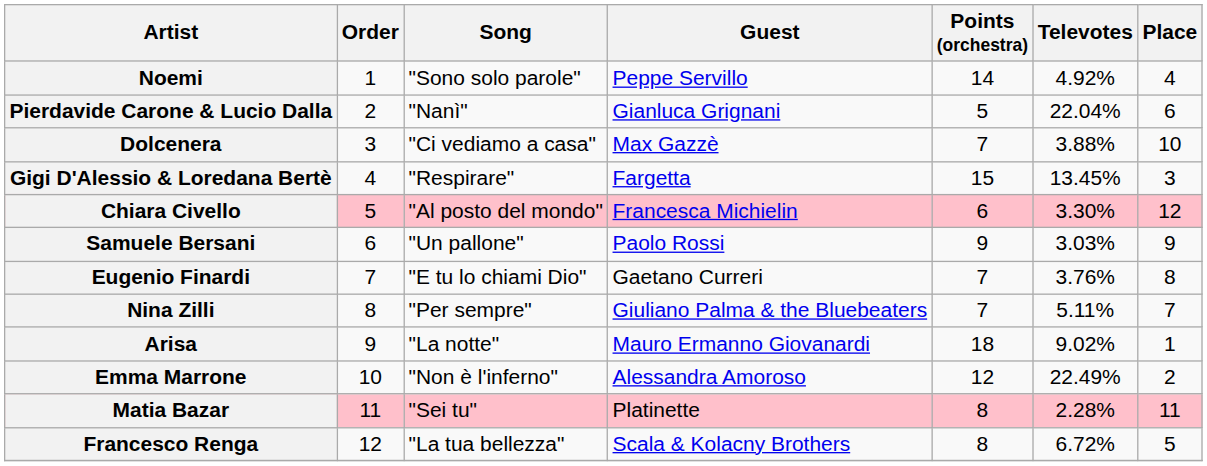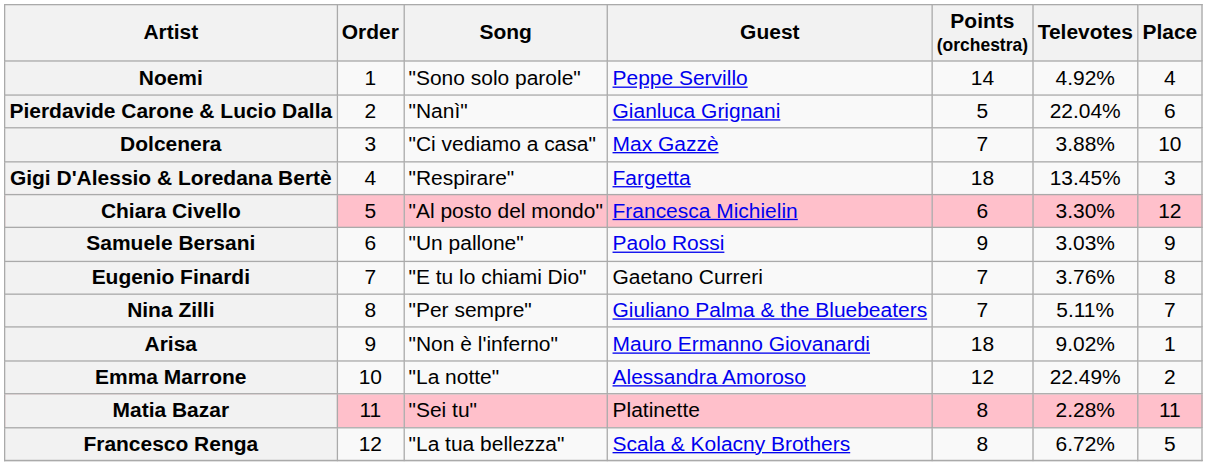(982, 177) 15 -> (982, 177) 18
(454, 343) "La notte" -> (483, 343) "Non è l'inferno"
(483, 377) "Non è l'inferno" -> (454, 377) "La notte"
